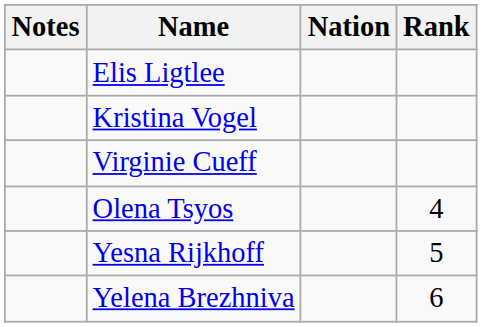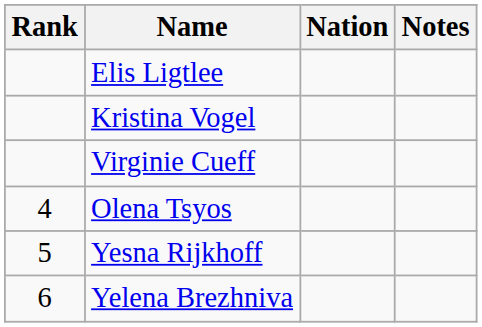columns swapped: (436, 27) <-> (45, 27)
